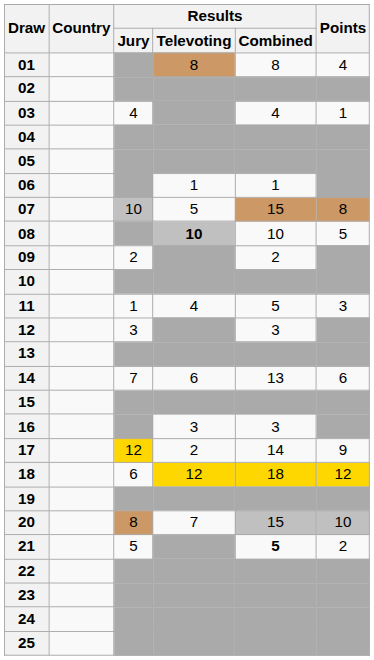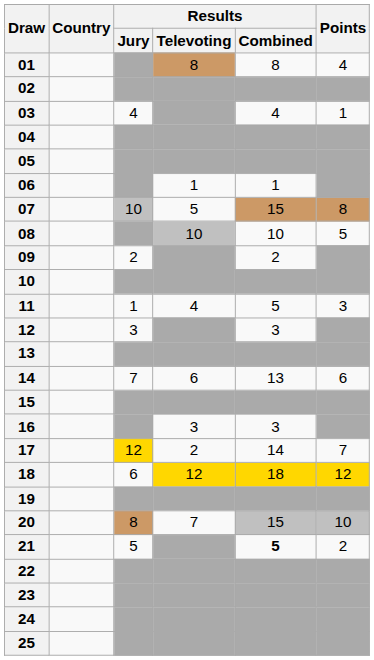(194, 233) bold -> (194, 233) normal
(343, 450) 9 -> (343, 450) 7
